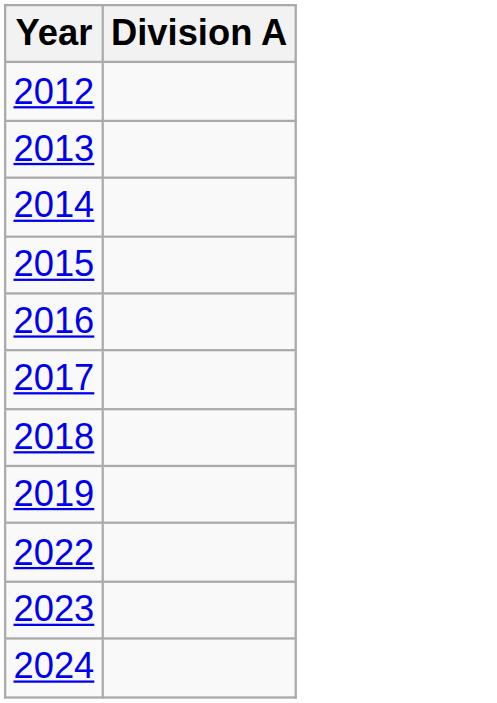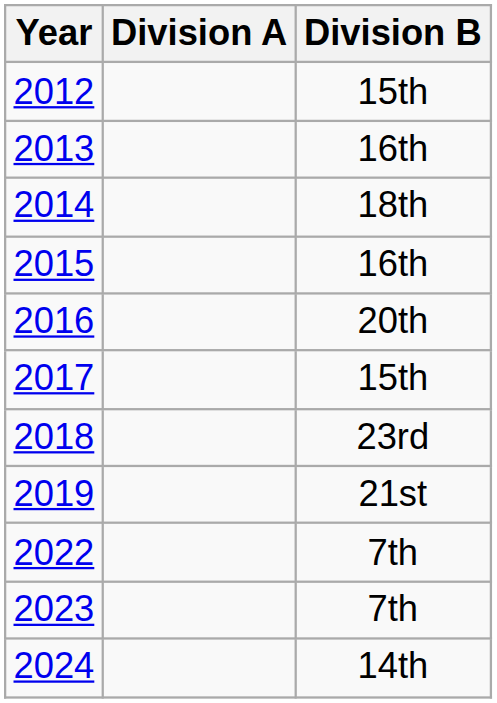+ column: (393, 33)
